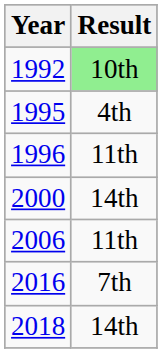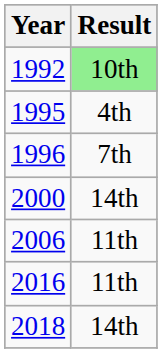(114, 154) 11th -> (114, 154) 7th
(114, 283) 7th -> (114, 283) 11th
